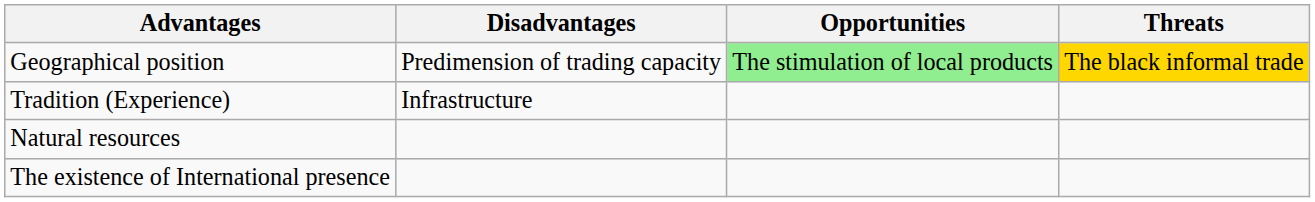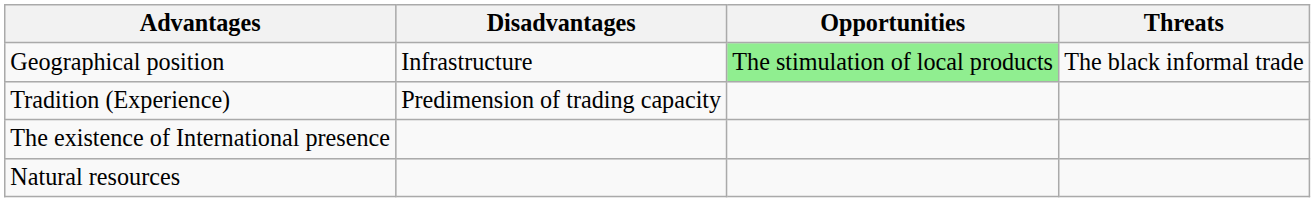(561, 61) Predimension of trading capacity -> (467, 61) Infrastructure
(1184, 61) gold background -> (1184, 61) no background
(467, 100) Infrastructure -> (561, 100) Predimension of trading capacity
rows swapped: (95, 138) <-> (200, 176)
